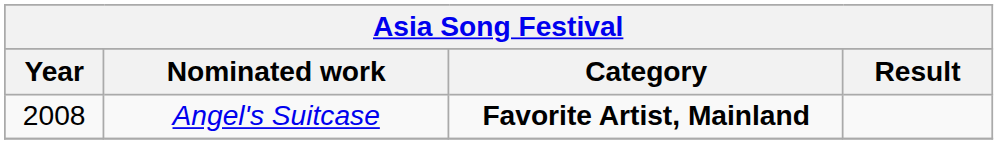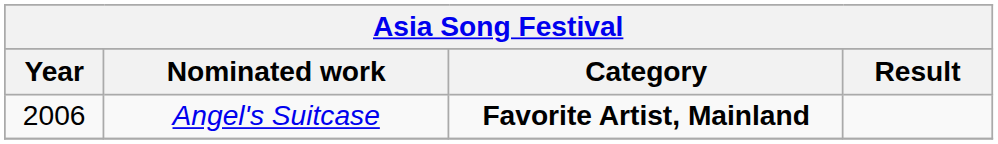(54, 116) 2008 -> (54, 116) 2006
